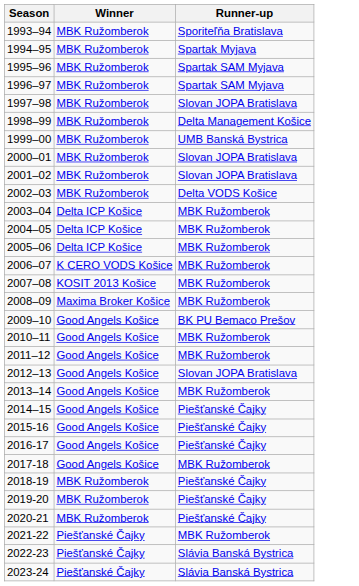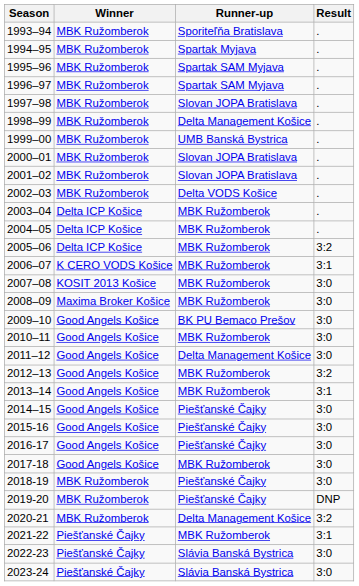+ column: (334, 13)
(224, 355) MBK Ružomberok -> (244, 355) Delta Management Košice
(237, 373) Slovan JOPA Bratislava -> (224, 373) MBK Ružomberok
(222, 517) Piešťanské Čajky -> (244, 517) Delta Management Košice
